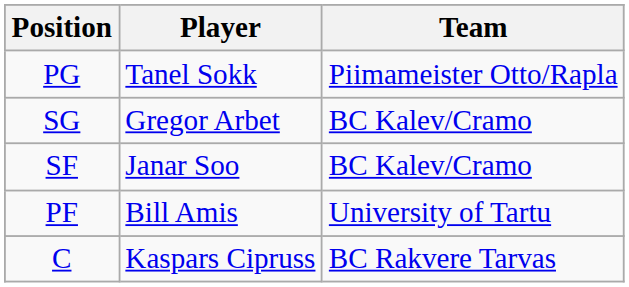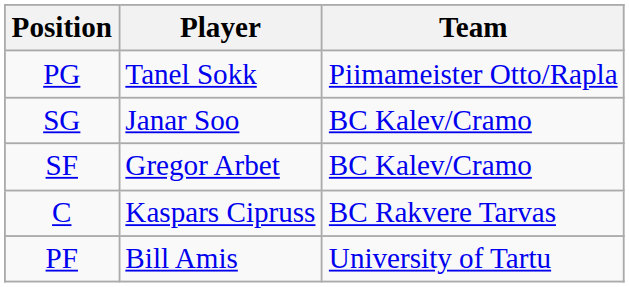(203, 119) Gregor Arbet -> (182, 119) Janar Soo
(182, 166) Janar Soo -> (203, 166) Gregor Arbet
rows swapped: (62, 212) <-> (62, 258)
